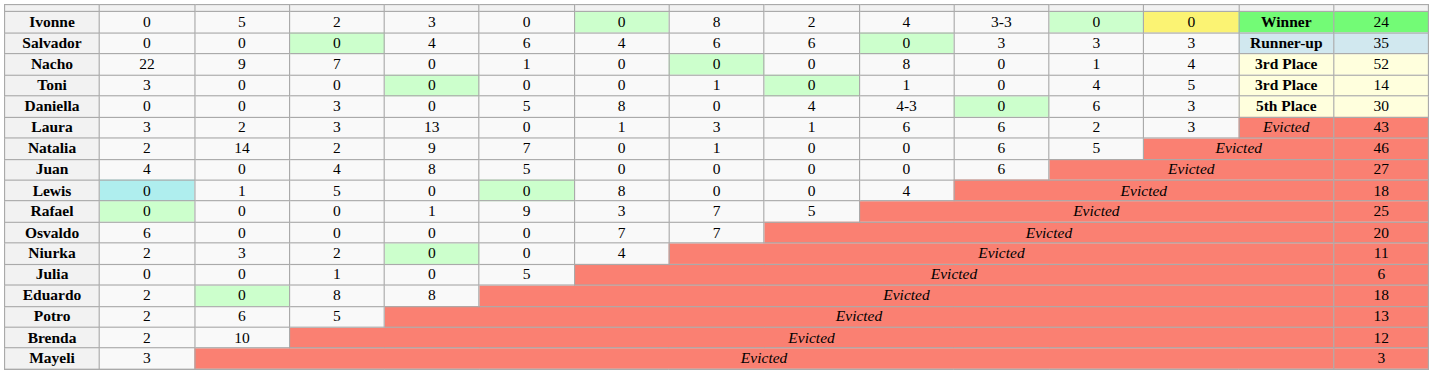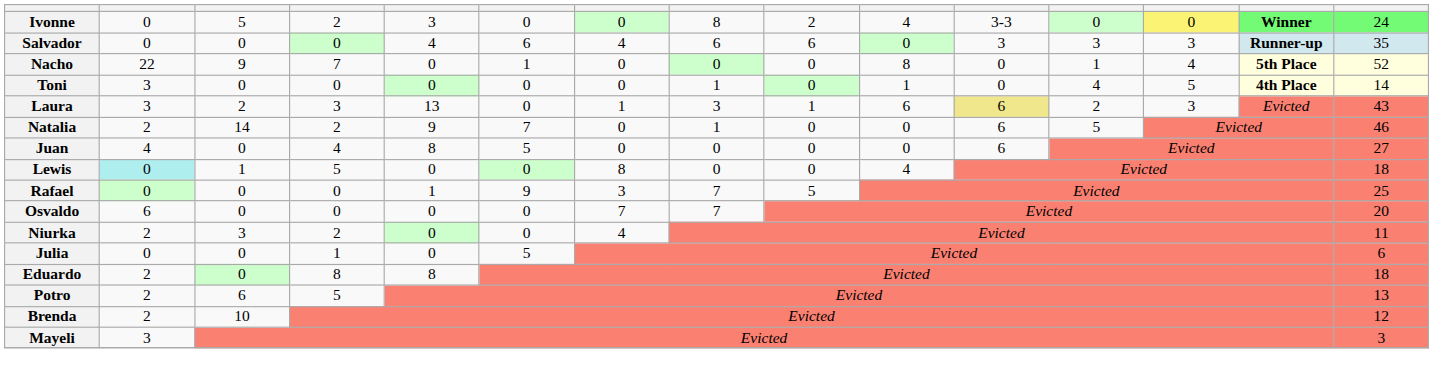(1286, 63) 3rd Place -> (1286, 63) 5th Place
(1286, 84) 3rd Place -> (1286, 84) 4th Place
- row: (52, 106)
(1001, 127) no background -> (1001, 106) khaki background
